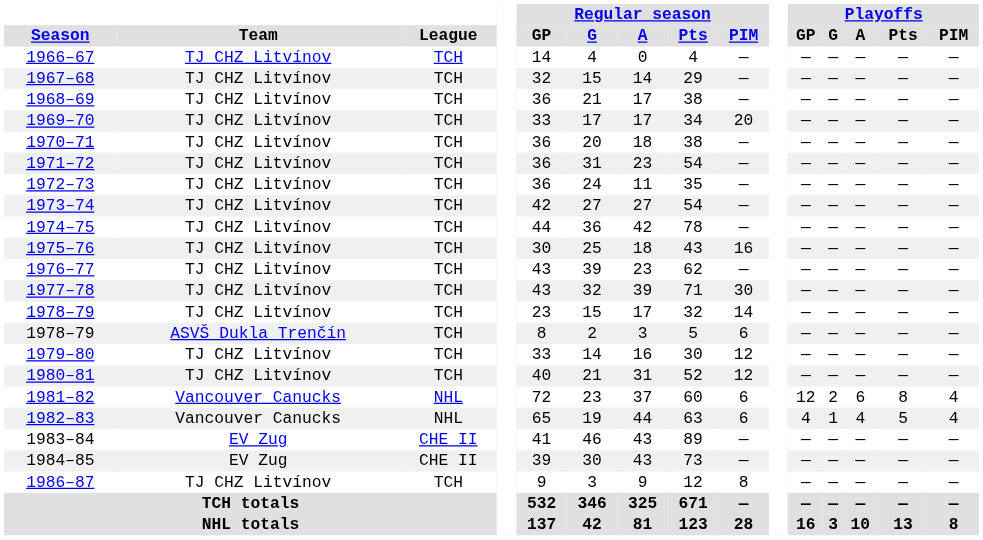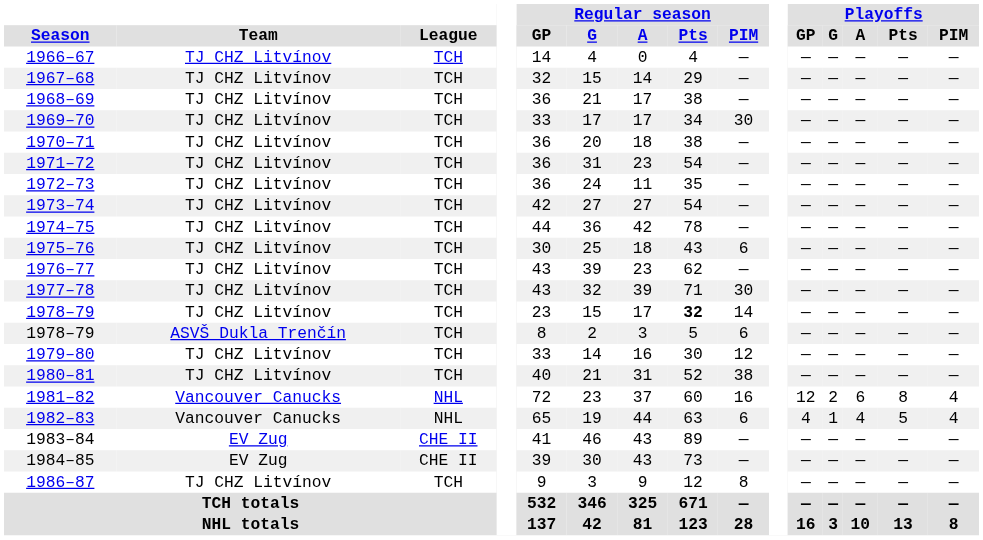(744, 121) 20 -> (744, 121) 30
(744, 248) 16 -> (744, 248) 6
(693, 312) normal -> (693, 312) bold
(744, 376) 12 -> (744, 376) 38
(744, 397) 6 -> (744, 397) 16
